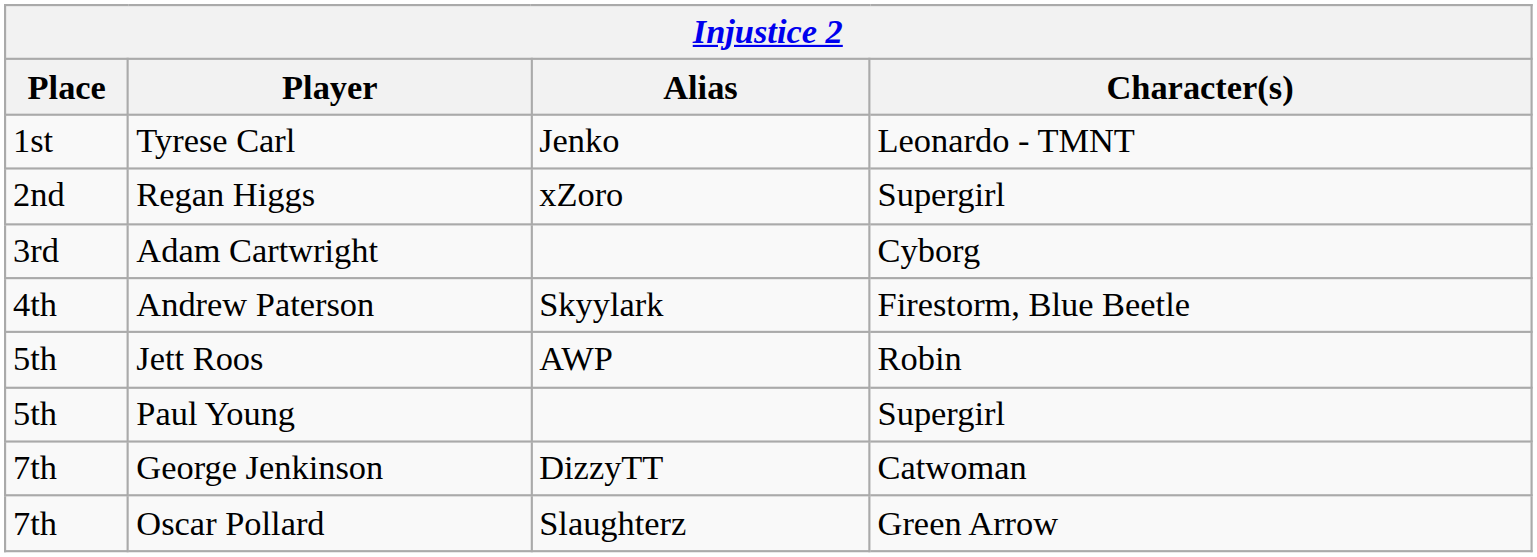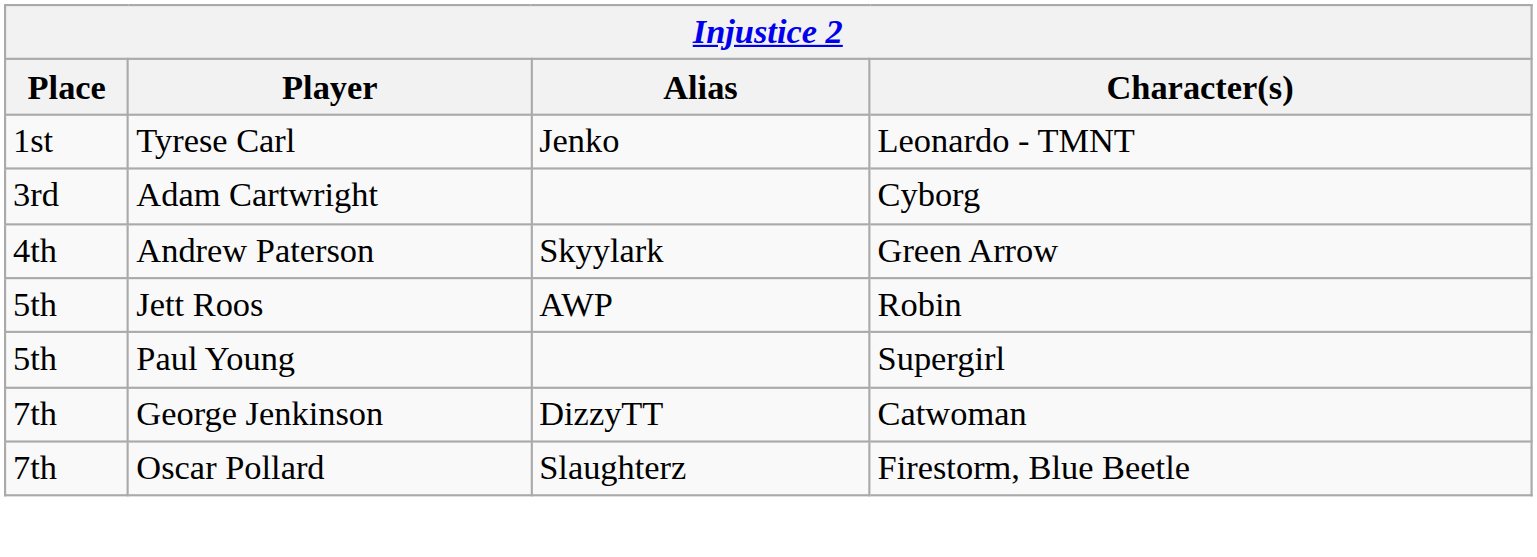- row: (226, 195)
(1034, 304) Firestorm, Blue Beetle -> (968, 250) Green Arrow
(968, 522) Green Arrow -> (1034, 468) Firestorm, Blue Beetle
